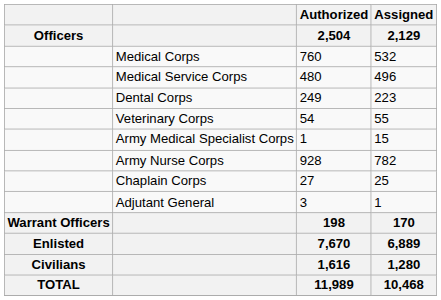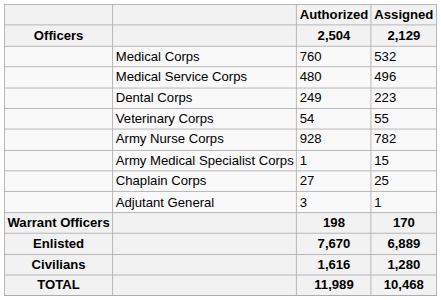rows swapped: (170, 160) <-> (205, 139)
